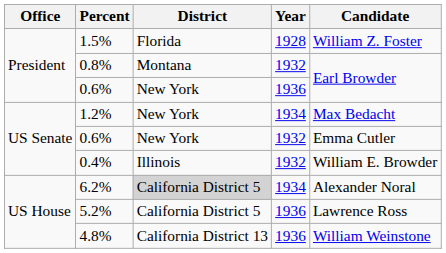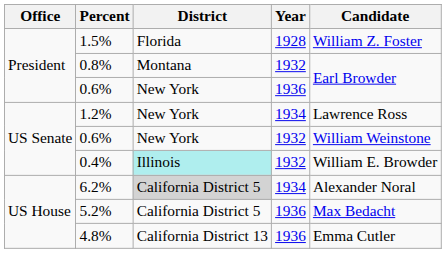(354, 114) Max Bedacht -> (360, 114) Lawrence Ross
(354, 138) Emma Cutler -> (372, 138) William Weinstone
(158, 162) no background -> (158, 162) paleturquoise background
(360, 211) Lawrence Ross -> (354, 211) Max Bedacht
(372, 235) William Weinstone -> (354, 235) Emma Cutler
